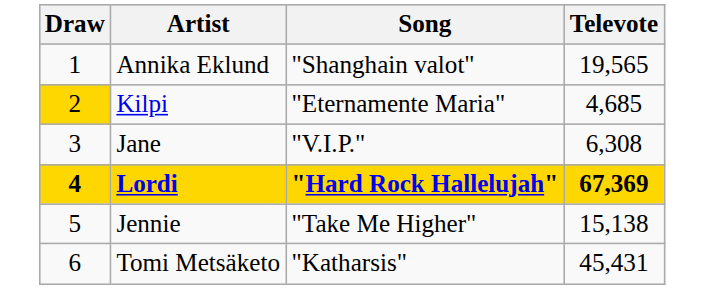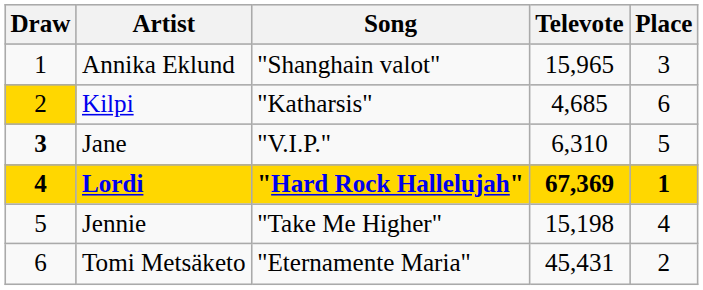+ column: (664, 24)
(614, 64) 19,565 -> (580, 64) 15,965
(398, 104) "Eternamente Maria" -> (315, 104) "Katharsis"
(75, 143) normal -> (40, 143) bold
(614, 143) 6,308 -> (580, 143) 6,310
(614, 223) 15,138 -> (580, 223) 15,198
(349, 263) "Katharsis" -> (364, 263) "Eternamente Maria"
